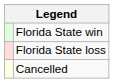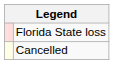- row: (59, 32)
